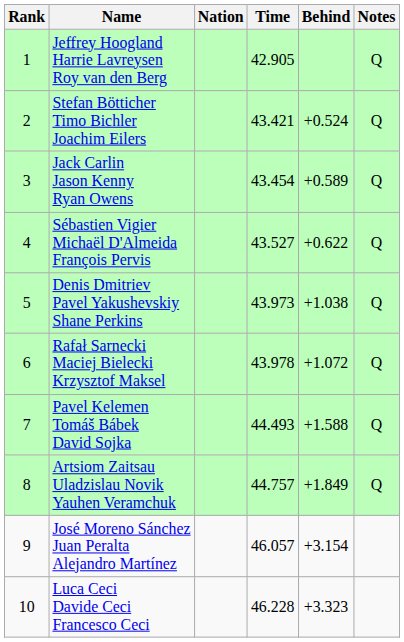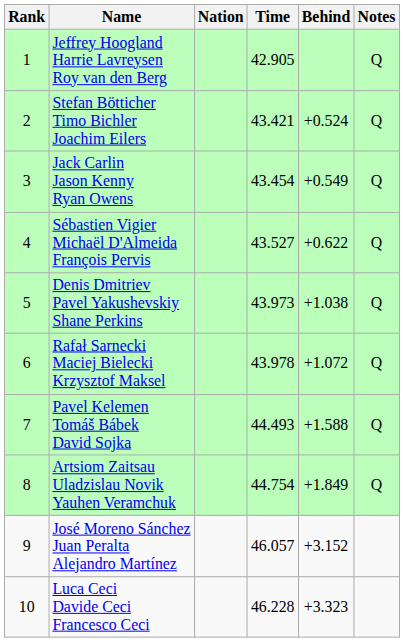(326, 181) +0.589 -> (326, 181) +0.549
(273, 485) 44.757 -> (273, 485) 44.754
(326, 546) +3.154 -> (326, 546) +3.152
